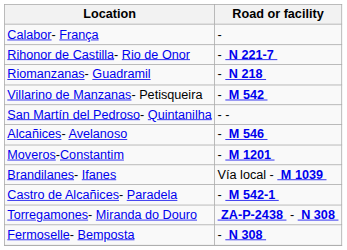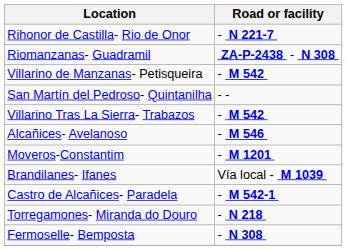- row: (53, 34)
(242, 74) - N 218 -> (278, 54) ZA-P-2438 - N 308
+ row: (101, 114)
(278, 214) ZA-P-2438 - N 308 -> (242, 214) - N 218
